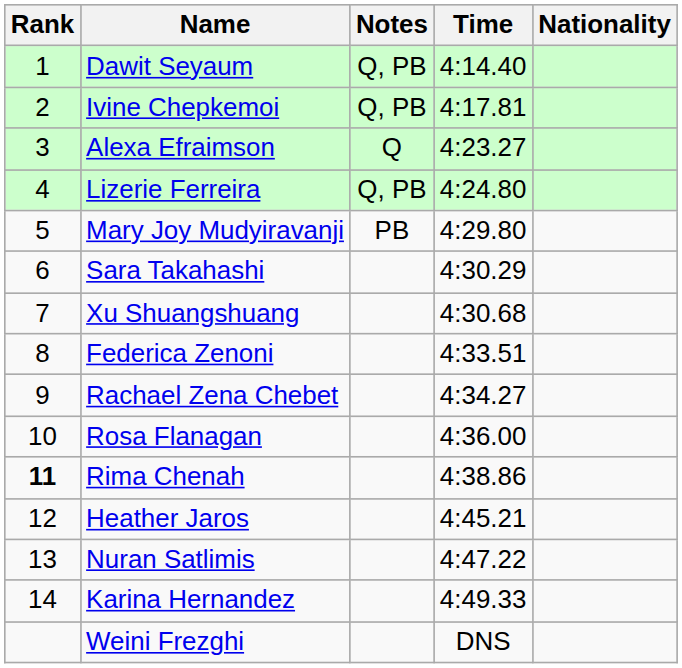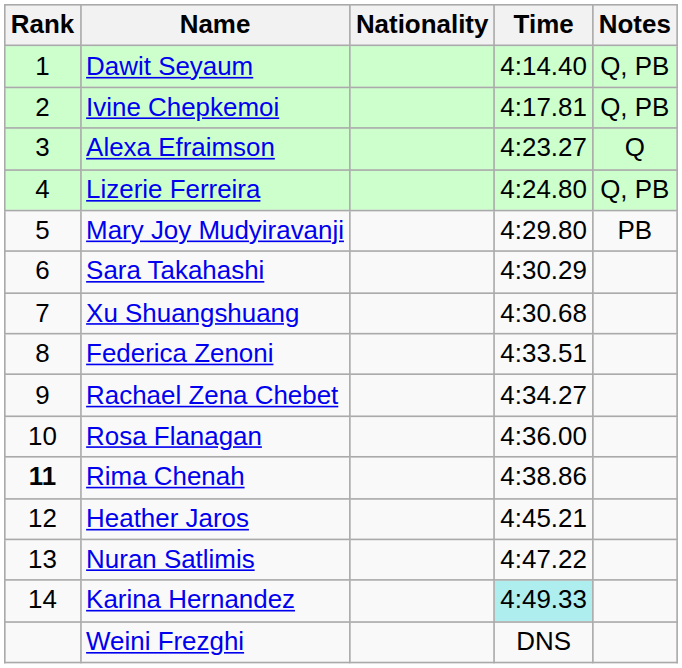columns swapped: (605, 25) <-> (392, 25)
(483, 600) no background -> (544, 600) paleturquoise background
